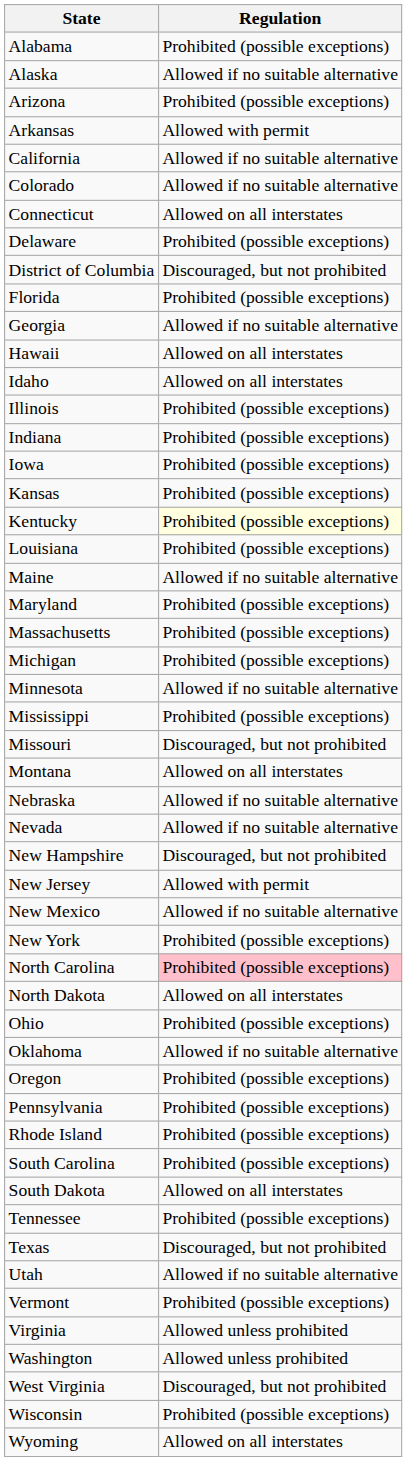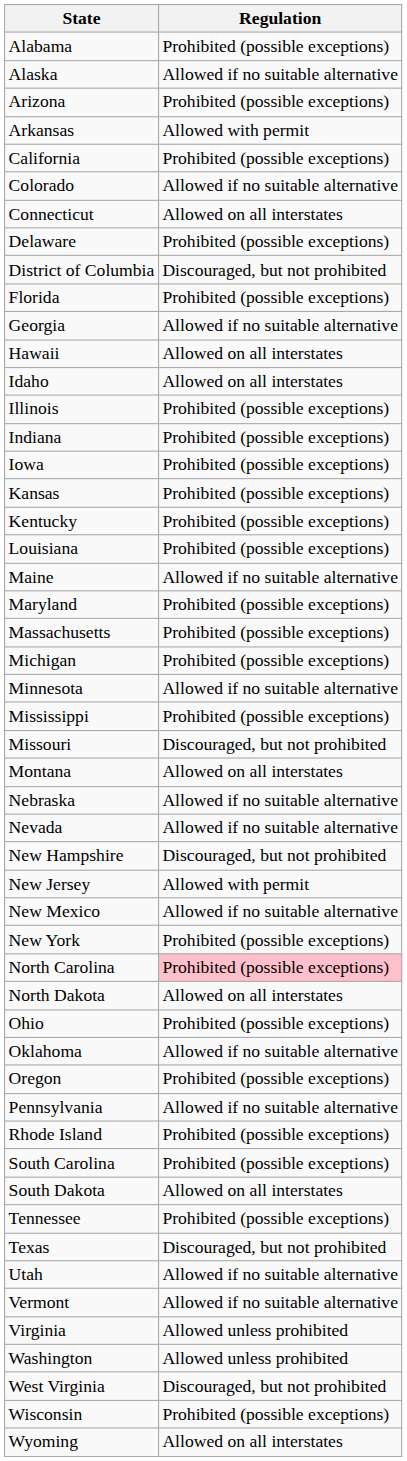(280, 158) Allowed if no suitable alternative -> (276, 158) Prohibited (possible exceptions)
(276, 520) lightyellow background -> (276, 520) no background
(276, 1107) Prohibited (possible exceptions) -> (280, 1107) Allowed if no suitable alternative
(276, 1302) Prohibited (possible exceptions) -> (280, 1302) Allowed if no suitable alternative
